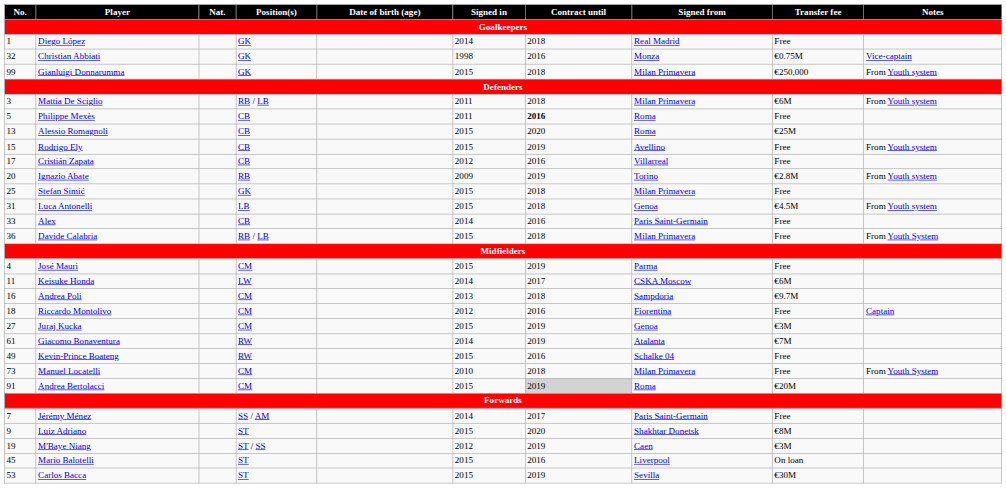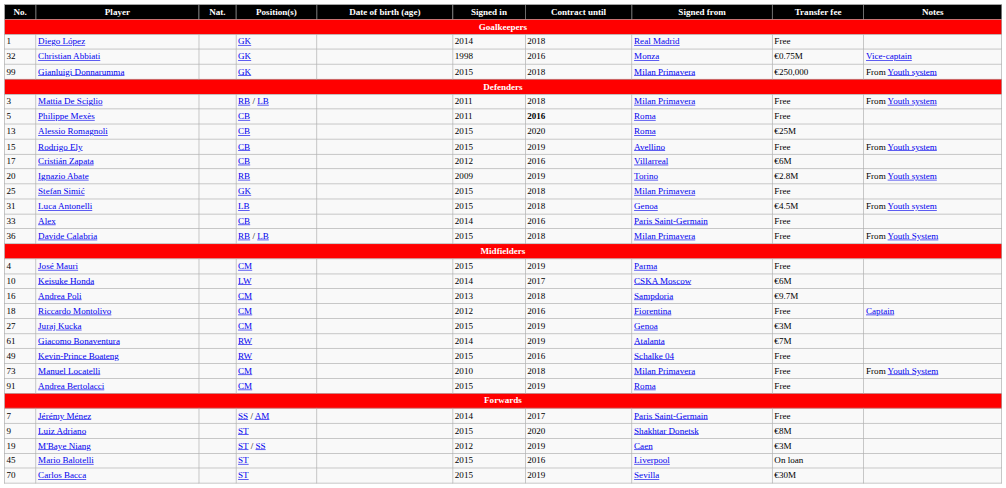(783, 102) €6M -> (782, 102) Free
(782, 161) Free -> (783, 161) €6M
(11, 281) 11 -> (11, 281) 10
(536, 386) lightgrey background -> (536, 386) no background
(785, 386) €20M -> (782, 386) Free
(11, 476) 53 -> (11, 476) 70
